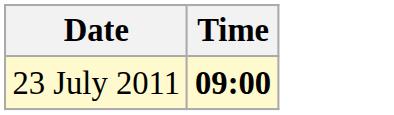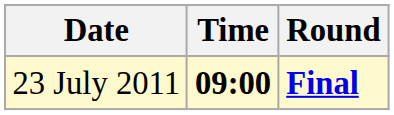+ column: (333, 30)
